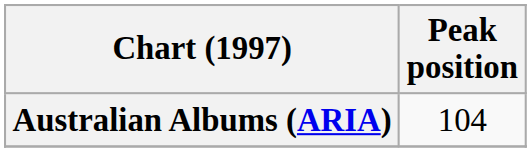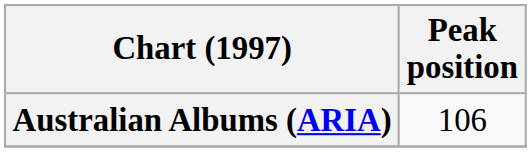(462, 119) 104 -> (462, 119) 106
